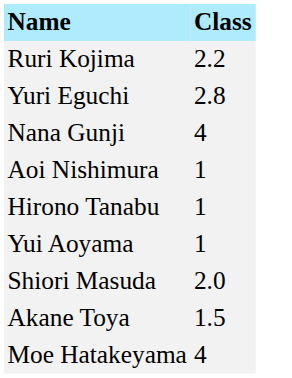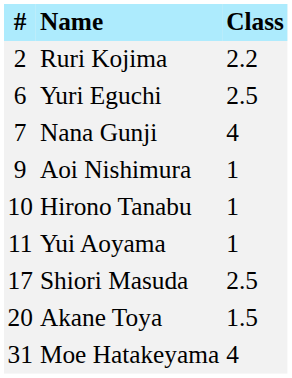+ column: (20, 22)
(210, 96) 2.8 -> (242, 96) 2.5
(210, 280) 2.0 -> (242, 280) 2.5
